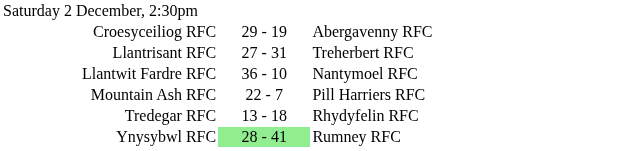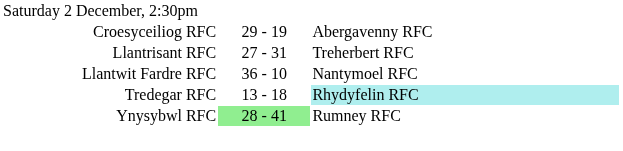- row: (153, 94)
(366, 116) no background -> (366, 94) paleturquoise background
